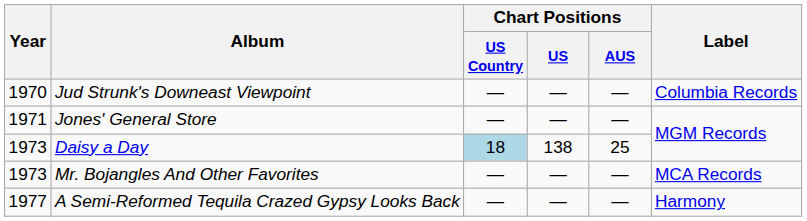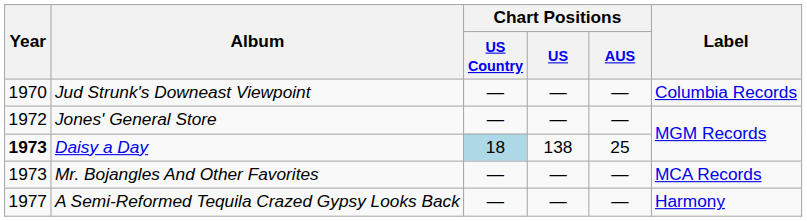(28, 119) 1971 -> (28, 119) 1972
(28, 147) normal -> (28, 147) bold
